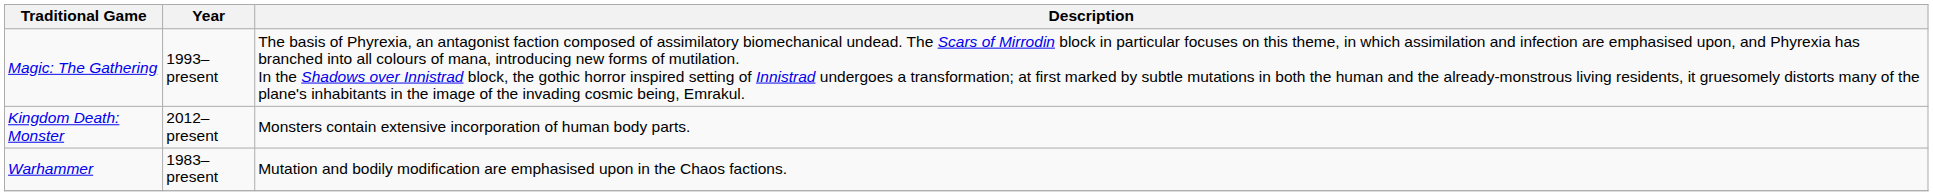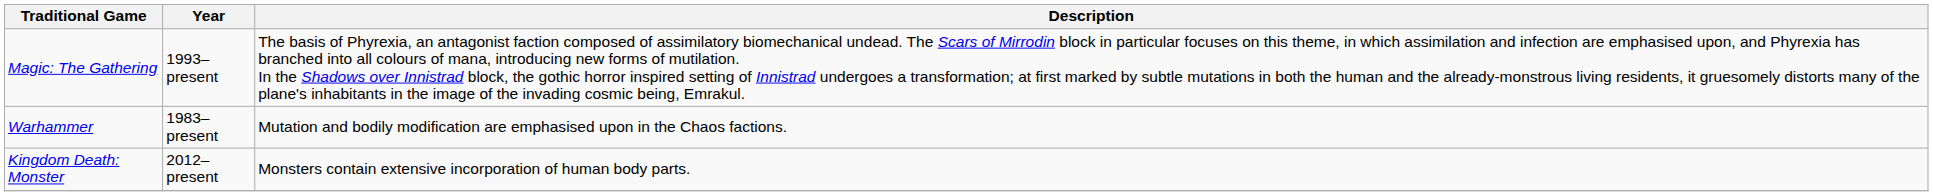rows swapped: (51, 169) <-> (64, 127)
